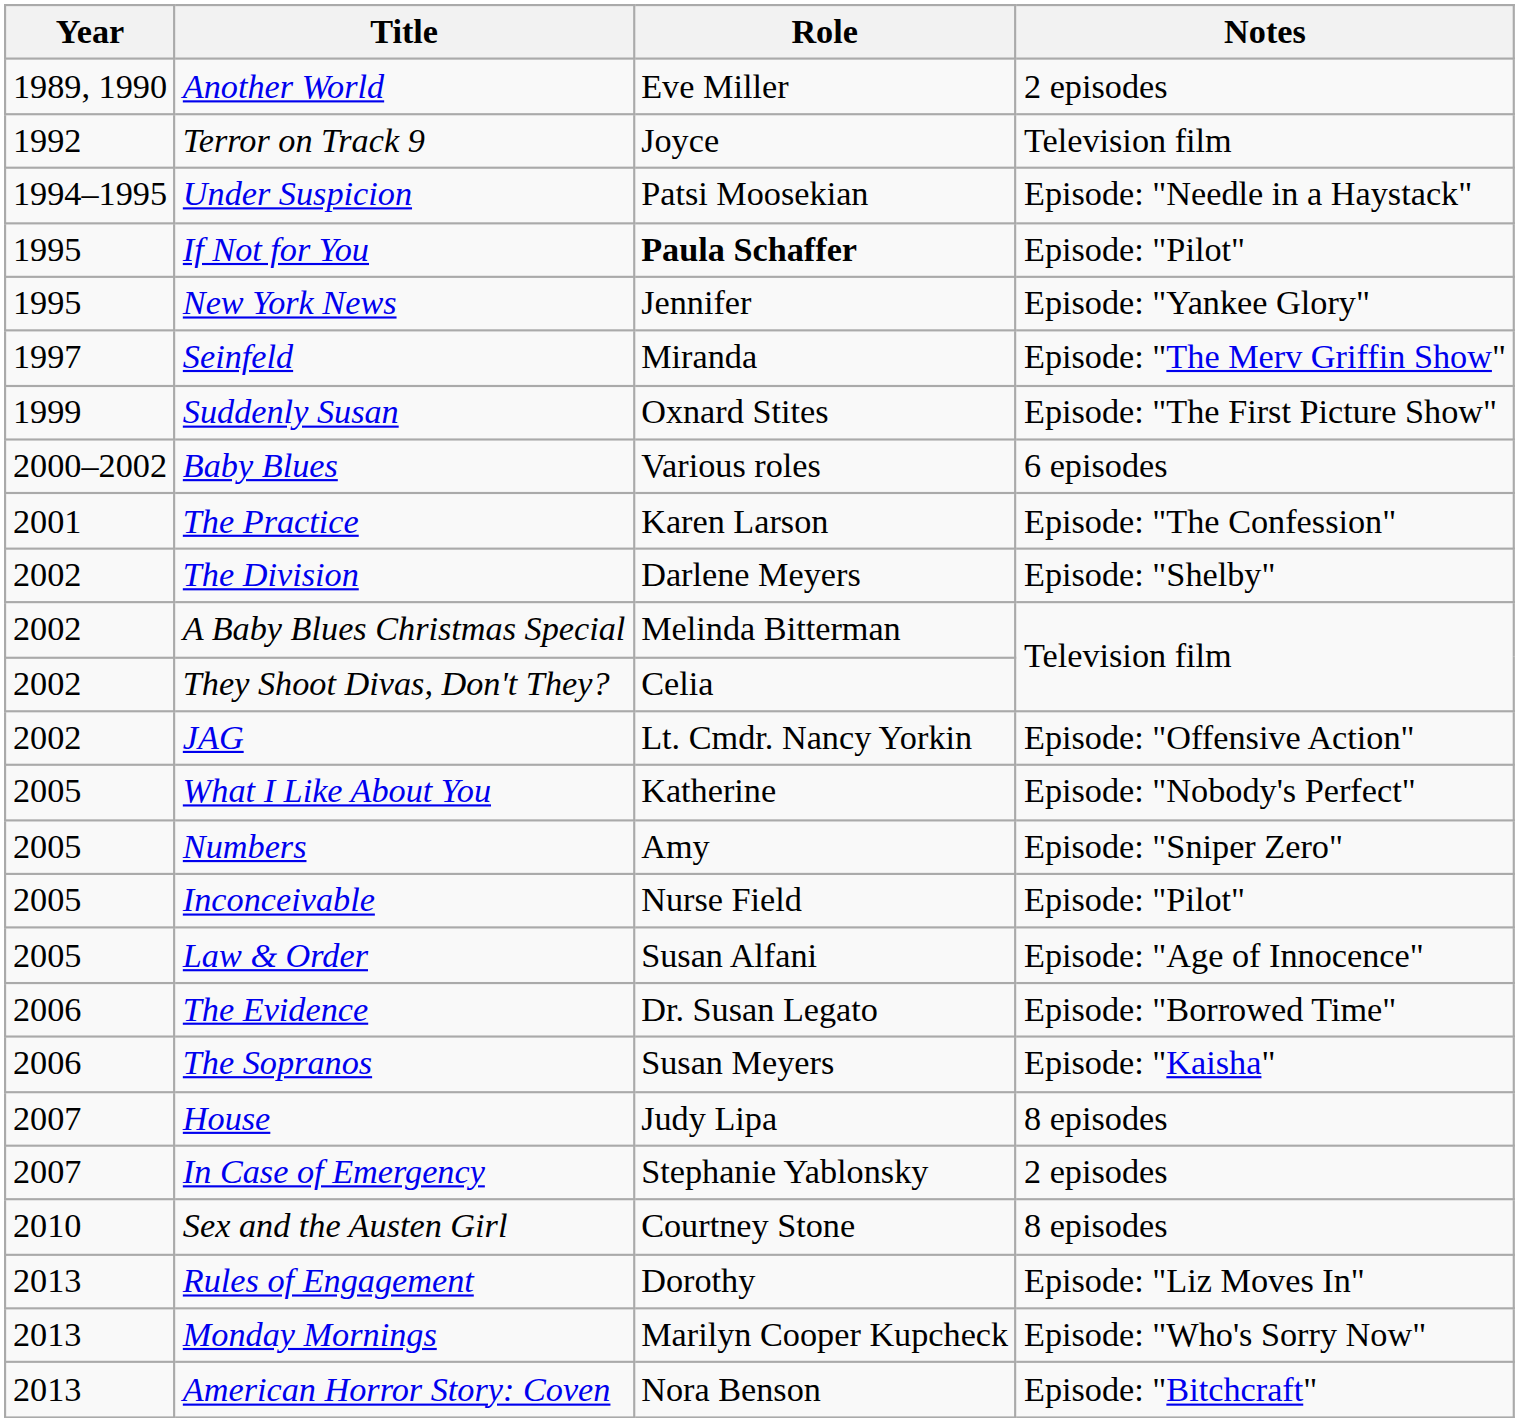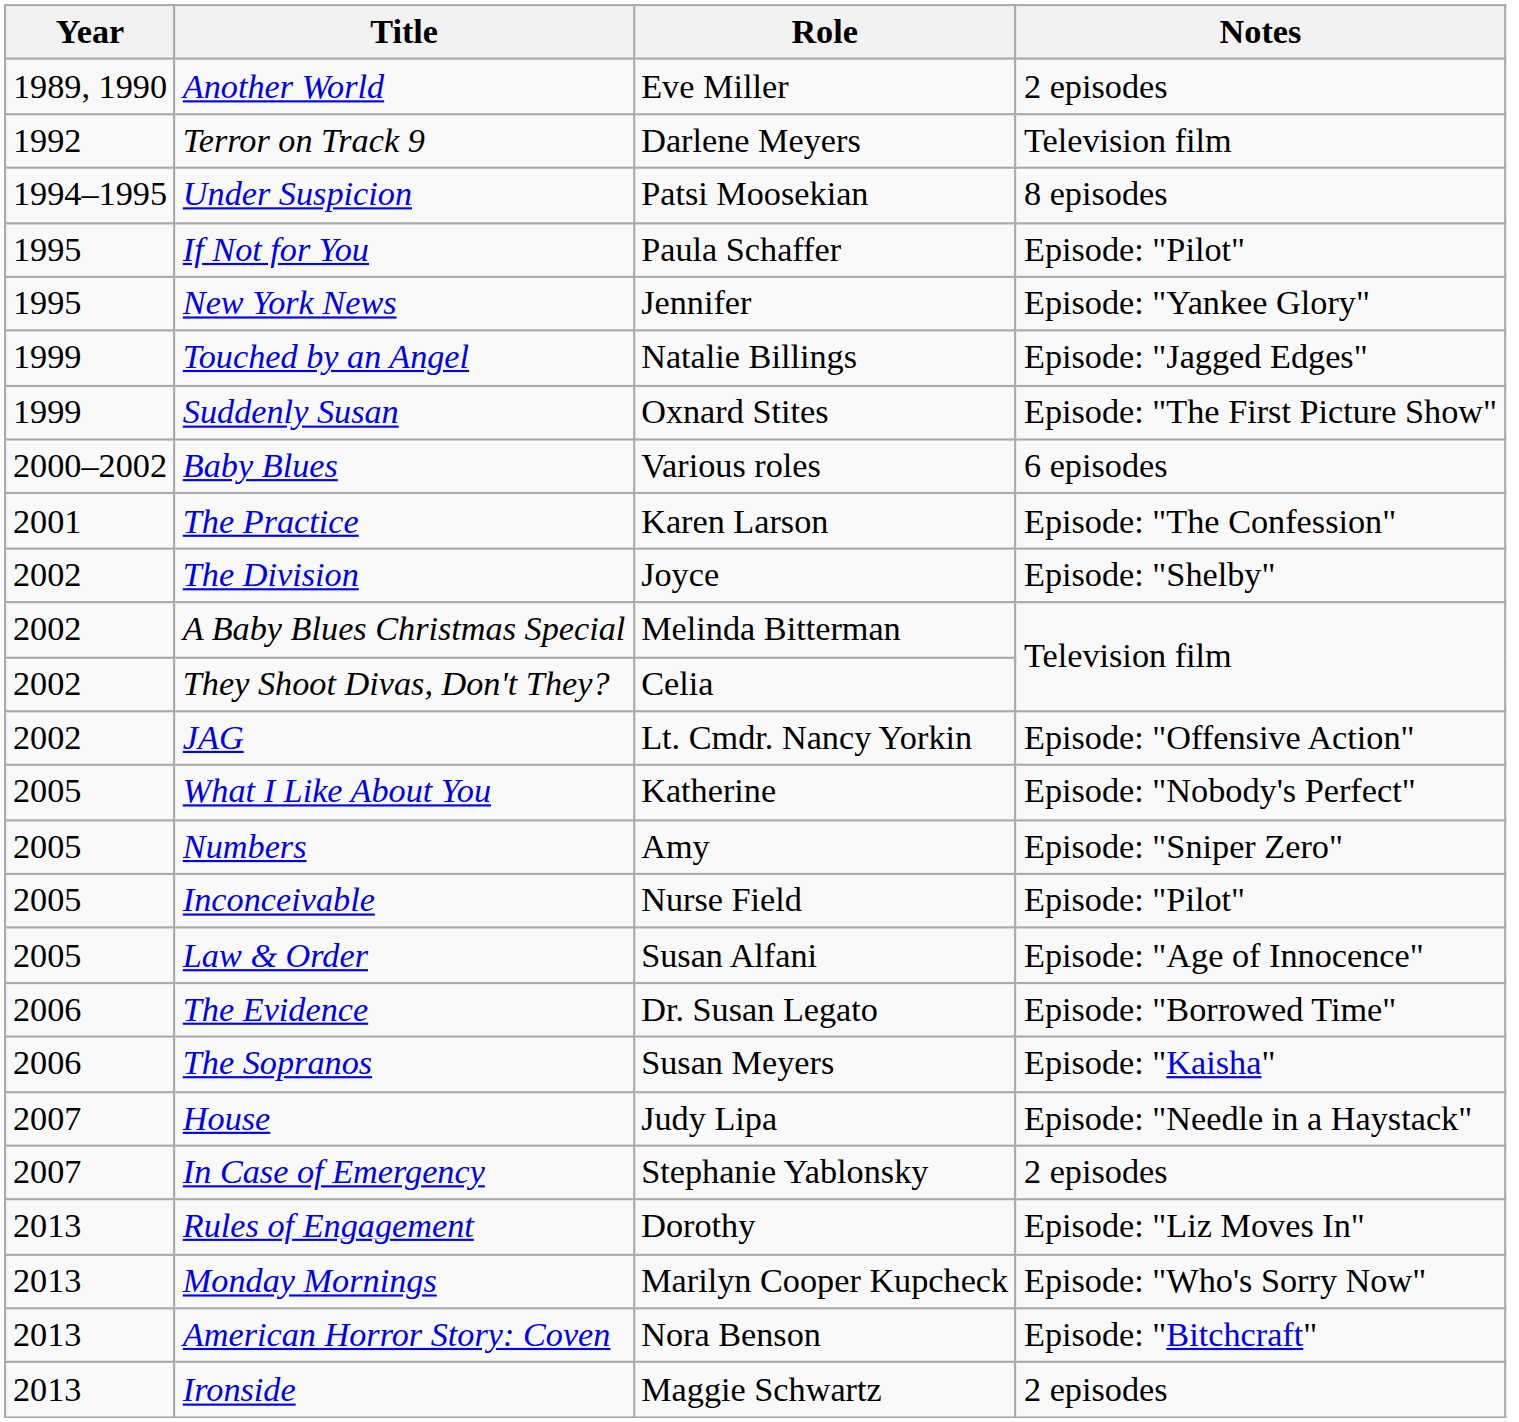(680, 140) Joyce -> (751, 140) Darlene Meyers
(1248, 194) Episode: "Needle in a Haystack" -> (1096, 194) 8 episodes
(749, 248) bold -> (741, 248) normal
- row: (238, 357)
+ row: (326, 357)
(751, 574) Darlene Meyers -> (680, 574) Joyce
(1096, 1117) 8 episodes -> (1248, 1117) Episode: "Needle in a Haystack"
- row: (345, 1226)
+ row: (239, 1389)
